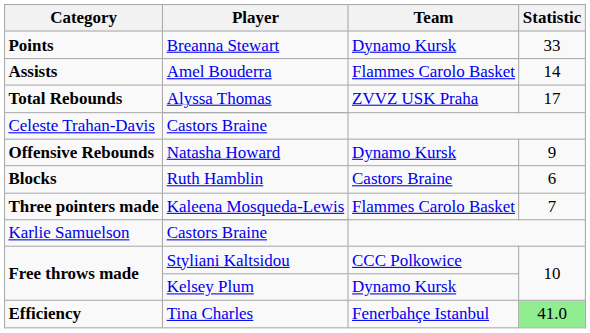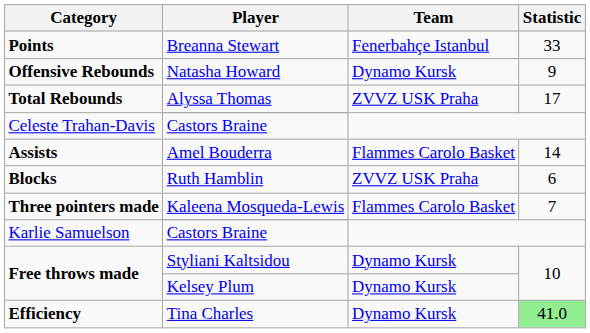(404, 44) Dynamo Kursk -> (421, 44) Fenerbahçe Istanbul
rows swapped: (81, 152) <-> (33, 71)
(402, 179) Castors Braine -> (415, 179) ZVVZ USK Praha
(407, 260) CCC Polkowice -> (404, 260) Dynamo Kursk
(421, 313) Fenerbahçe Istanbul -> (404, 313) Dynamo Kursk
